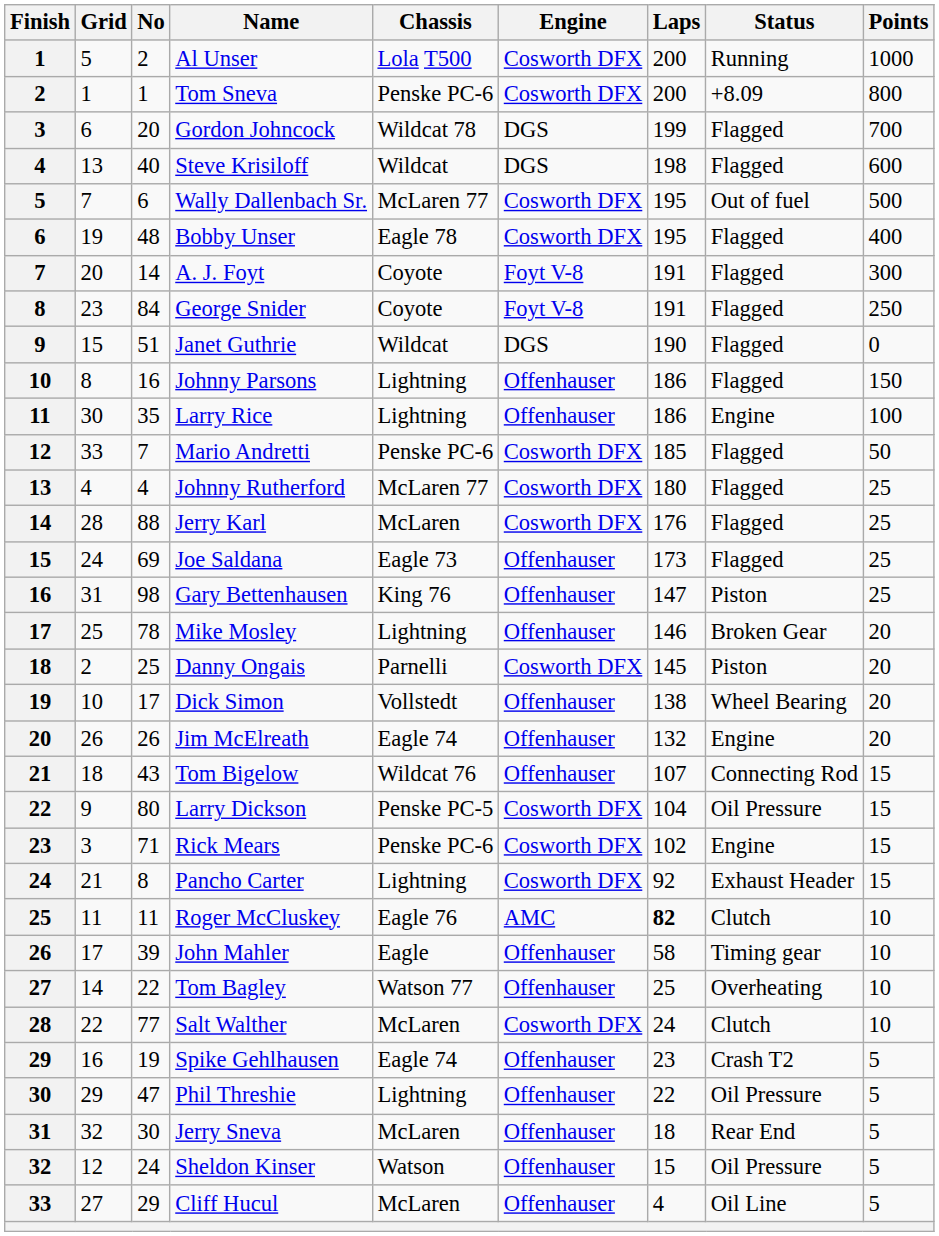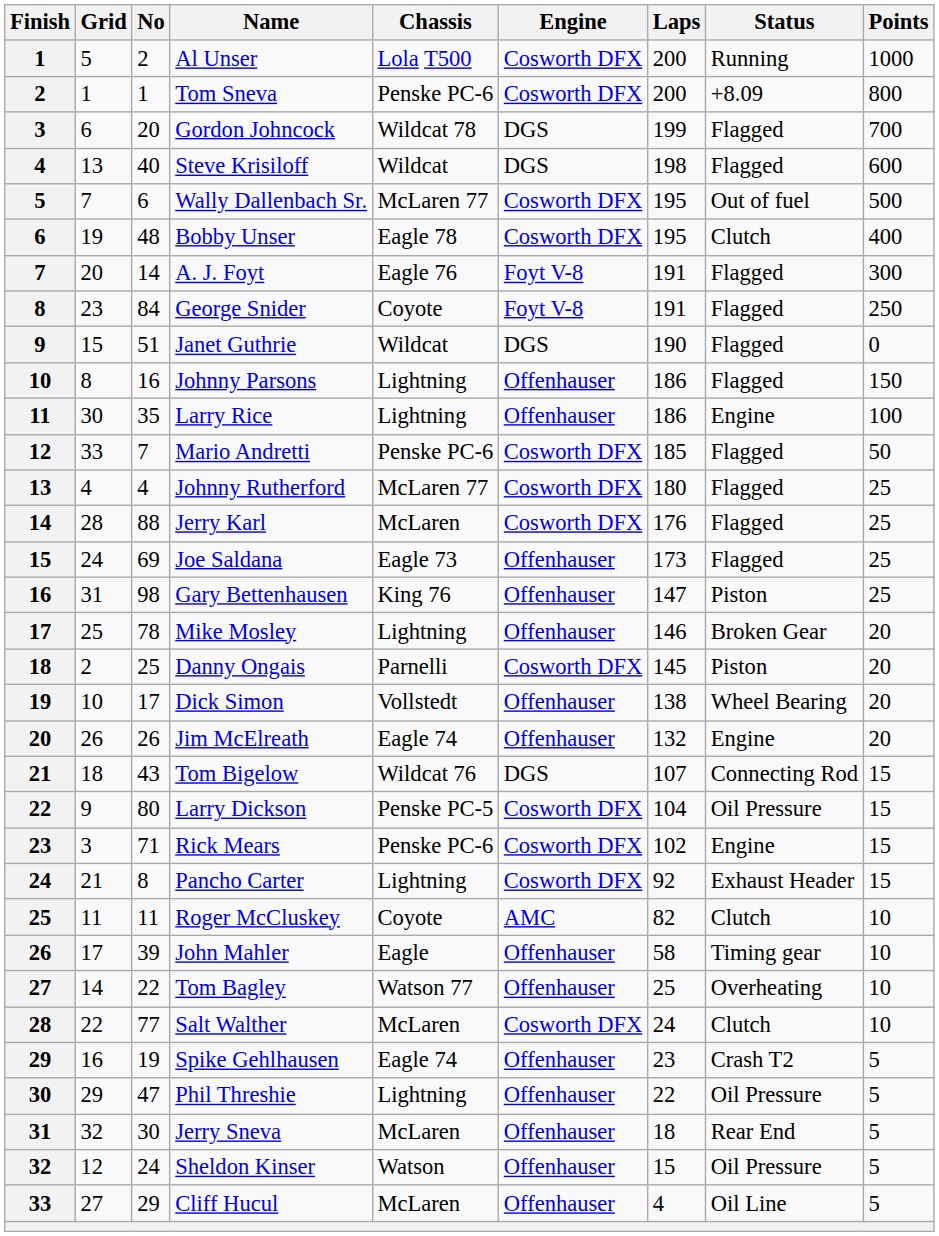(747, 237) Flagged -> (741, 237) Clutch
(410, 272) Coyote -> (417, 272) Eagle 76
(559, 773) Offenhauser -> (526, 773) DGS
(417, 916) Eagle 76 -> (410, 916) Coyote
(664, 916) bold -> (664, 916) normal
